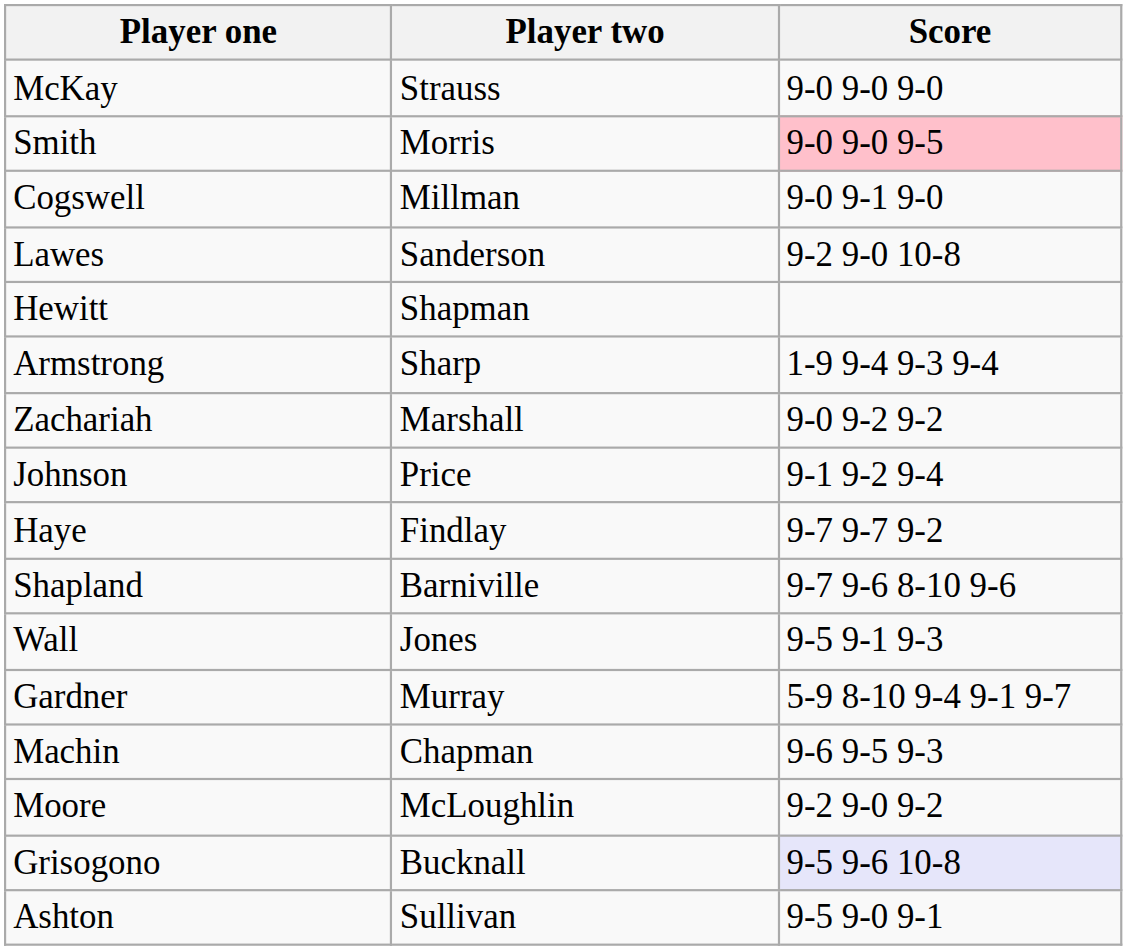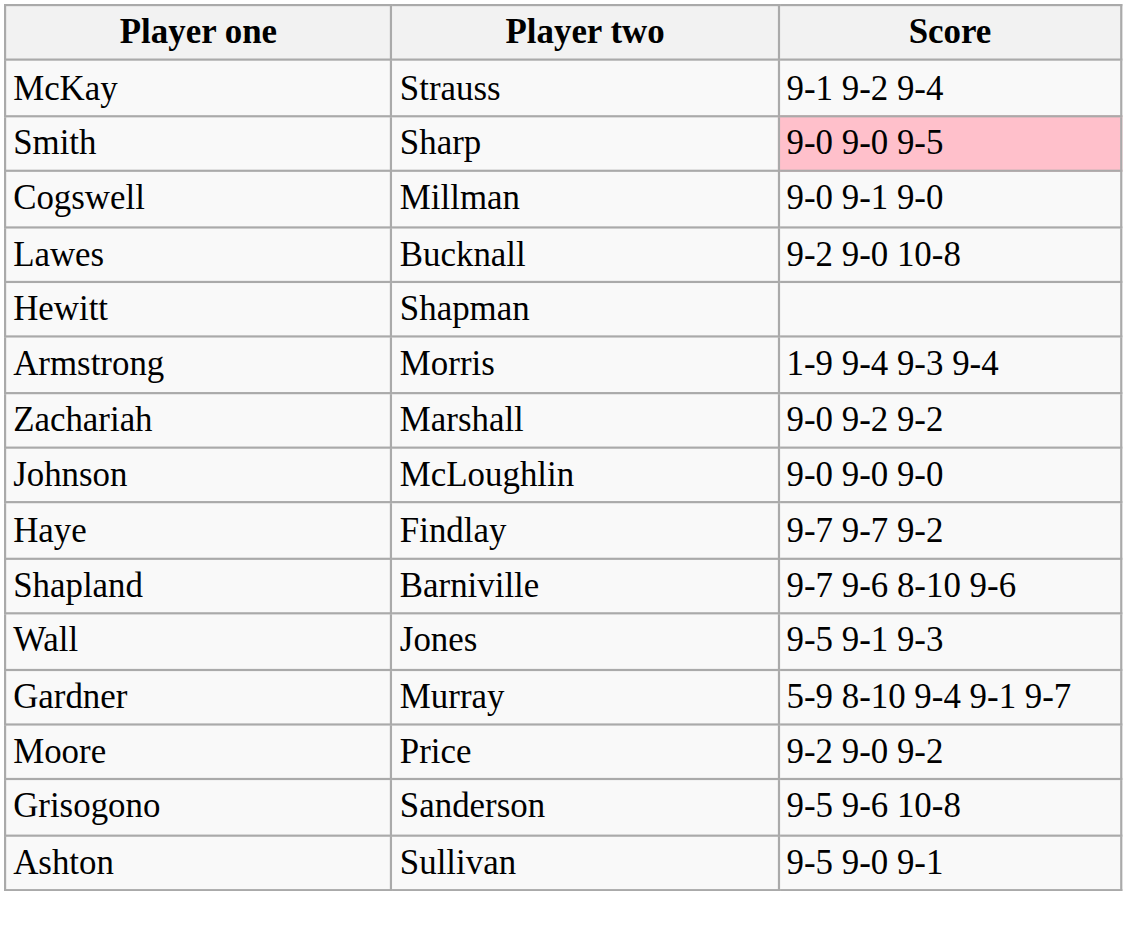(865, 87) 9-0 9-0 9-0 -> (865, 87) 9-1 9-2 9-4
(447, 142) Morris -> (440, 142) Sharp
(472, 253) Sanderson -> (463, 253) Bucknall
(440, 364) Sharp -> (447, 364) Morris
(436, 474) Price -> (487, 474) McLoughlin
(865, 474) 9-1 9-2 9-4 -> (865, 474) 9-0 9-0 9-0
- row: (66, 751)
(487, 806) McLoughlin -> (436, 751) Price
(463, 861) Bucknall -> (472, 806) Sanderson
(874, 861) lavender background -> (874, 806) no background
